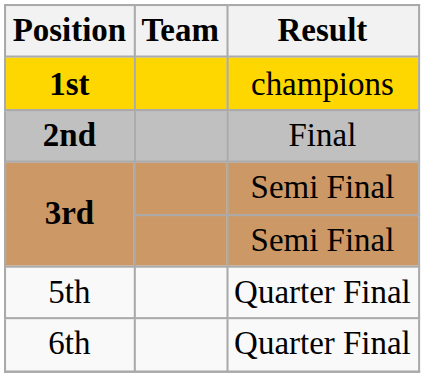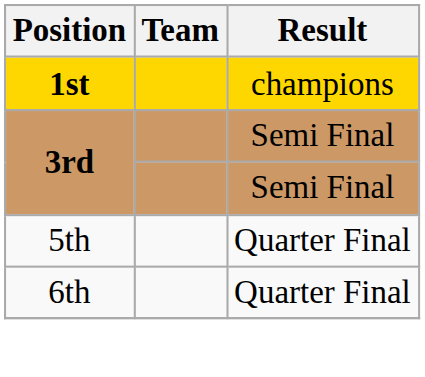- row: (69, 135)
